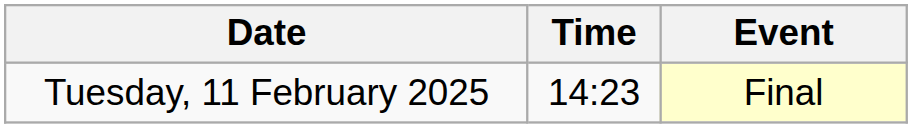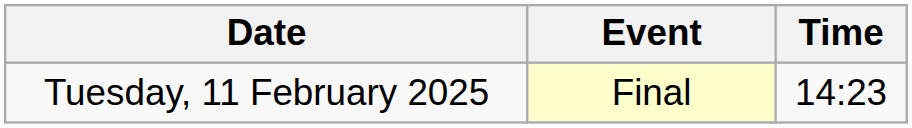columns swapped: (594, 33) <-> (784, 33)
